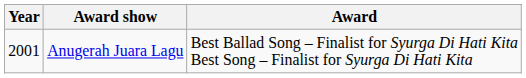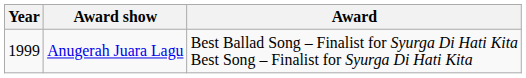(24, 51) 2001 -> (24, 51) 1999
